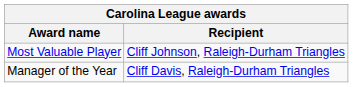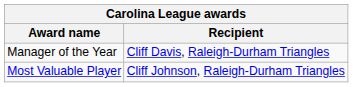rows swapped: (64, 52) <-> (62, 71)
